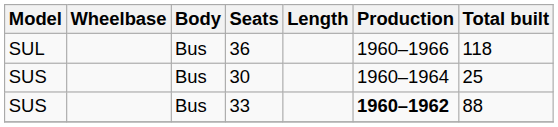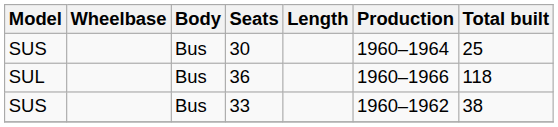rows swapped: (240, 48) <-> (240, 77)
(403, 106) bold -> (403, 106) normal
(473, 106) 88 -> (473, 106) 38
